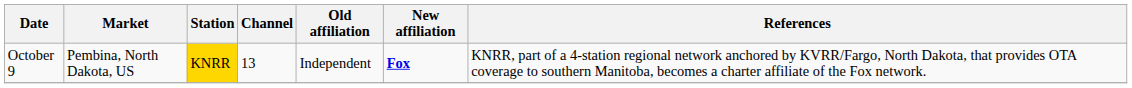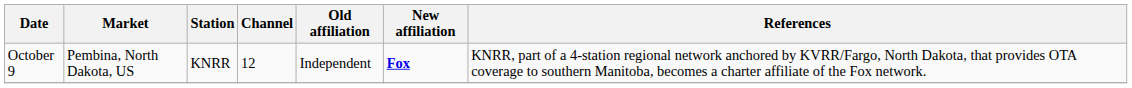(210, 63) gold background -> (210, 63) no background
(248, 63) 13 -> (248, 63) 12
